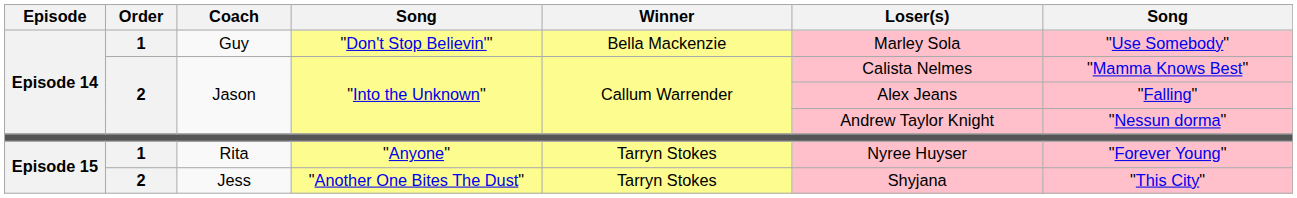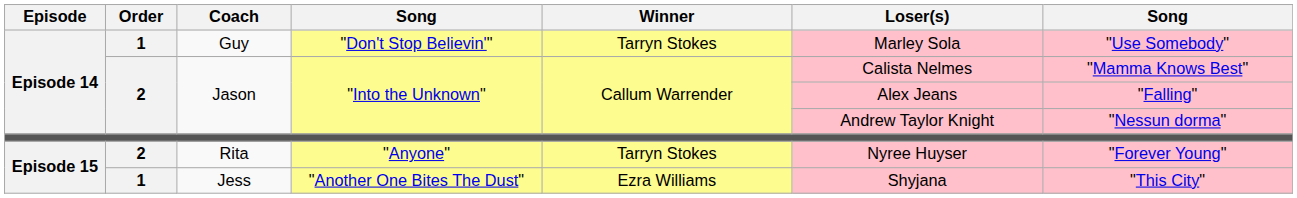(667, 43) Bella Mackenzie -> (667, 43) Tarryn Stokes
(141, 154) 1 -> (141, 154) 2
(141, 180) 2 -> (141, 180) 1
(667, 180) Tarryn Stokes -> (667, 180) Ezra Williams
